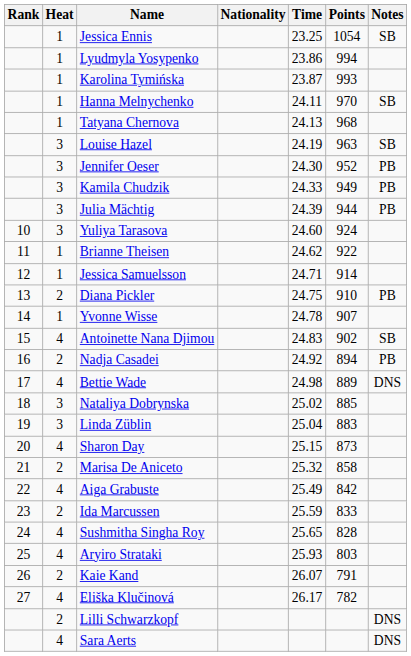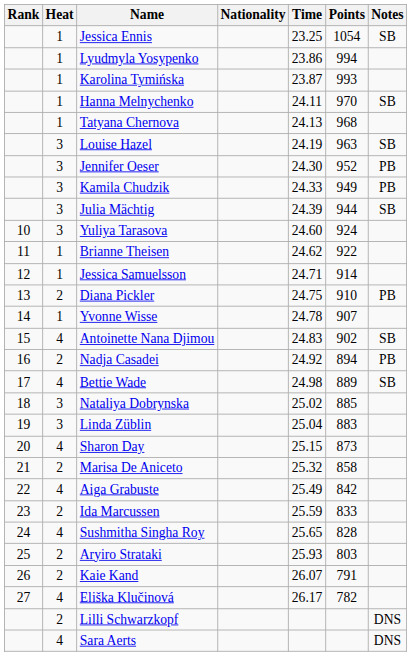(387, 209) PB -> (387, 209) SB
(387, 381) DNS -> (387, 381) SB
(60, 554) 4 -> (60, 554) 2
